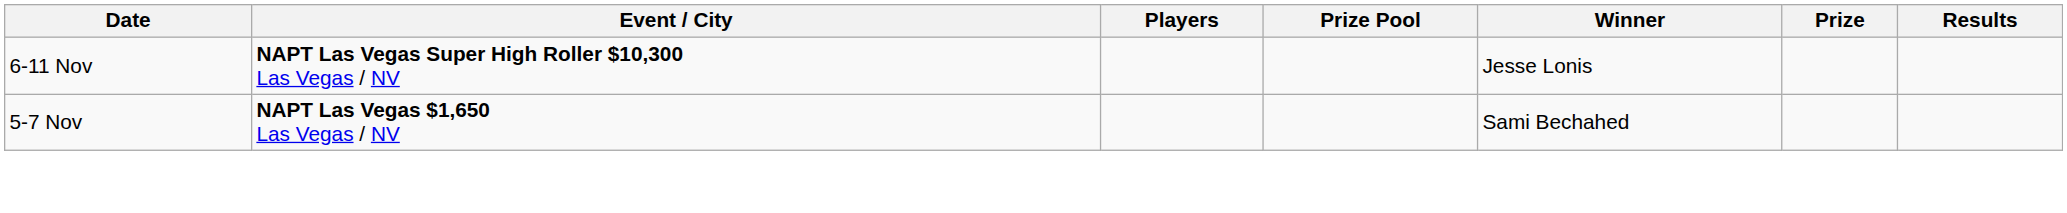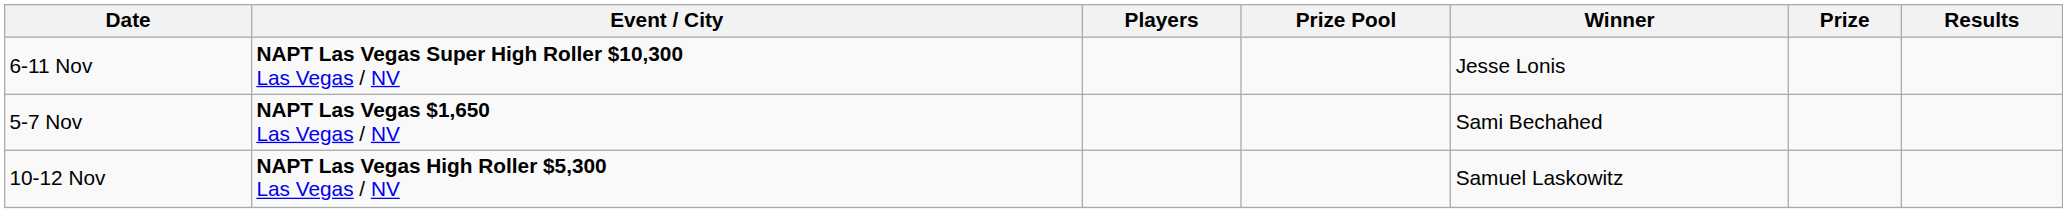+ row: (57, 178)
